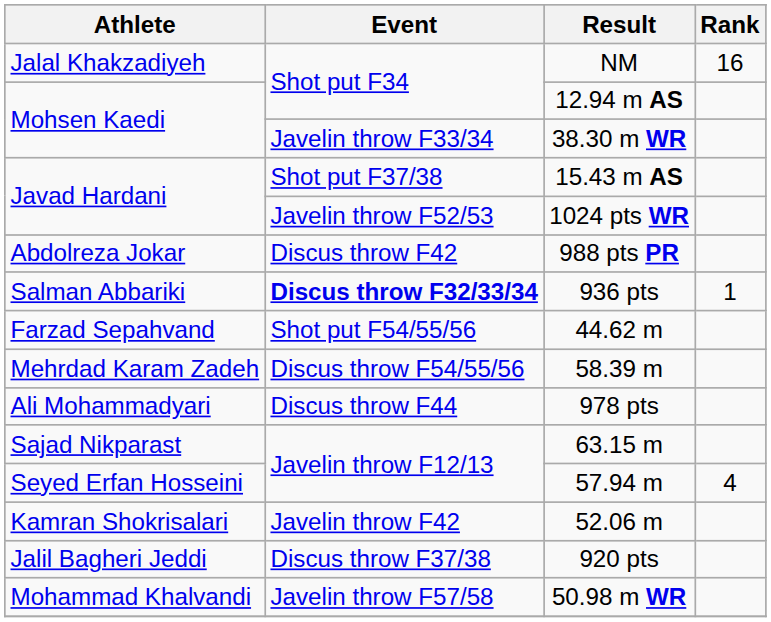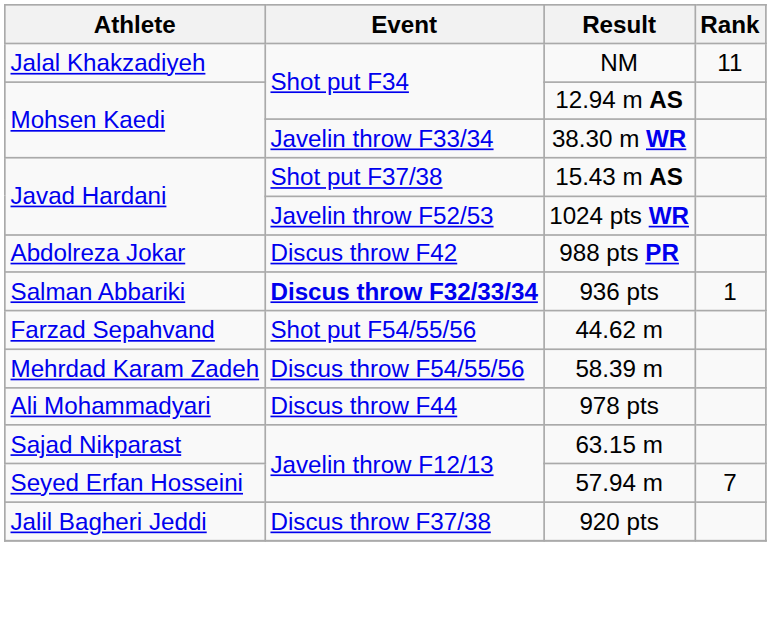(730, 63) 16 -> (730, 63) 11
(730, 483) 4 -> (730, 483) 7
- row: (619, 521)
- row: (619, 598)
